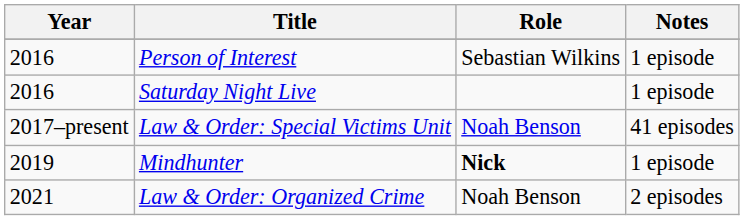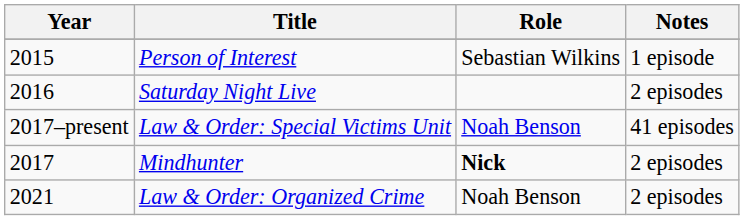(32, 57) 2016 -> (32, 57) 2015
(672, 92) 1 episode -> (677, 92) 2 episodes
(32, 162) 2019 -> (32, 162) 2017
(672, 162) 1 episode -> (677, 162) 2 episodes
